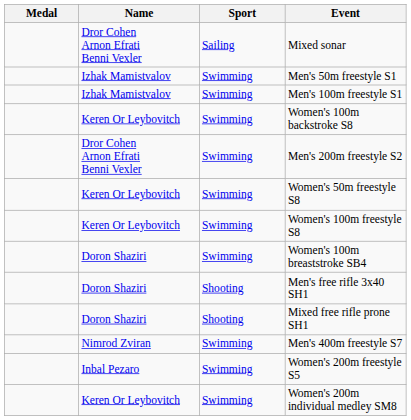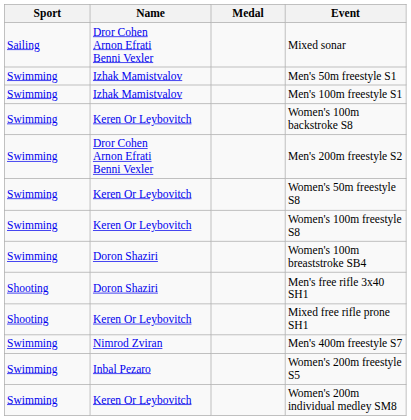columns swapped: (42, 13) <-> (242, 13)
(114, 319) Doron Shaziri -> (142, 319) Keren Or Leybovitch
